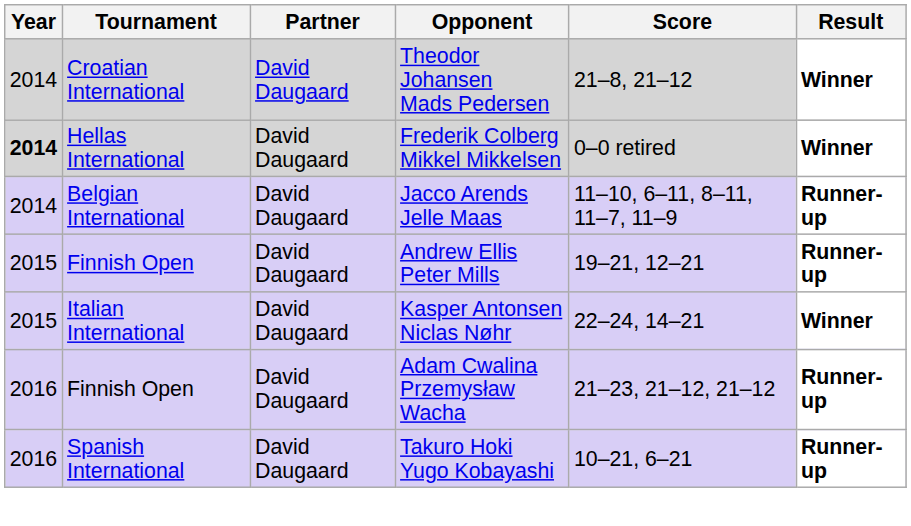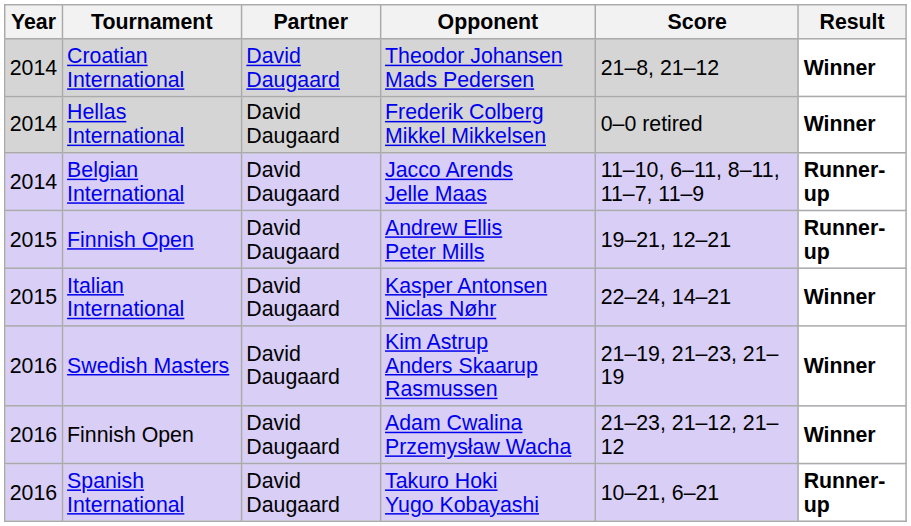(33, 149) bold -> (33, 125) normal
+ row: (461, 366)
(842, 390) Runner-up -> (840, 435) Winner
